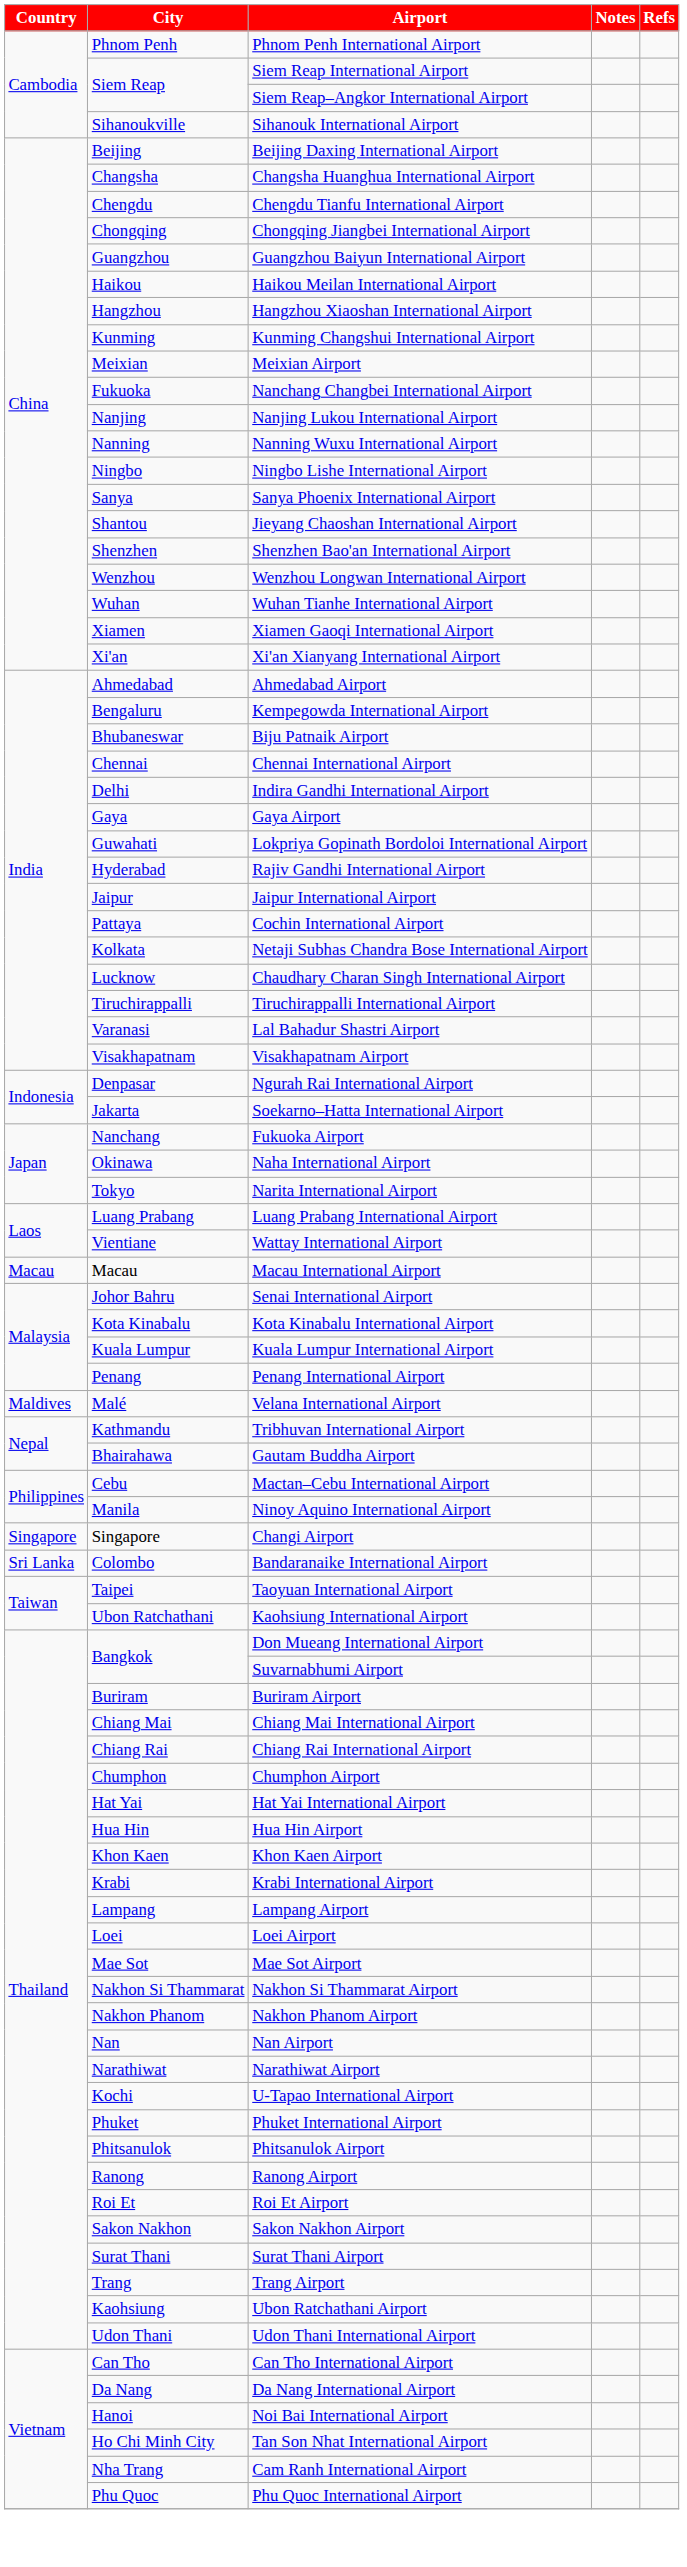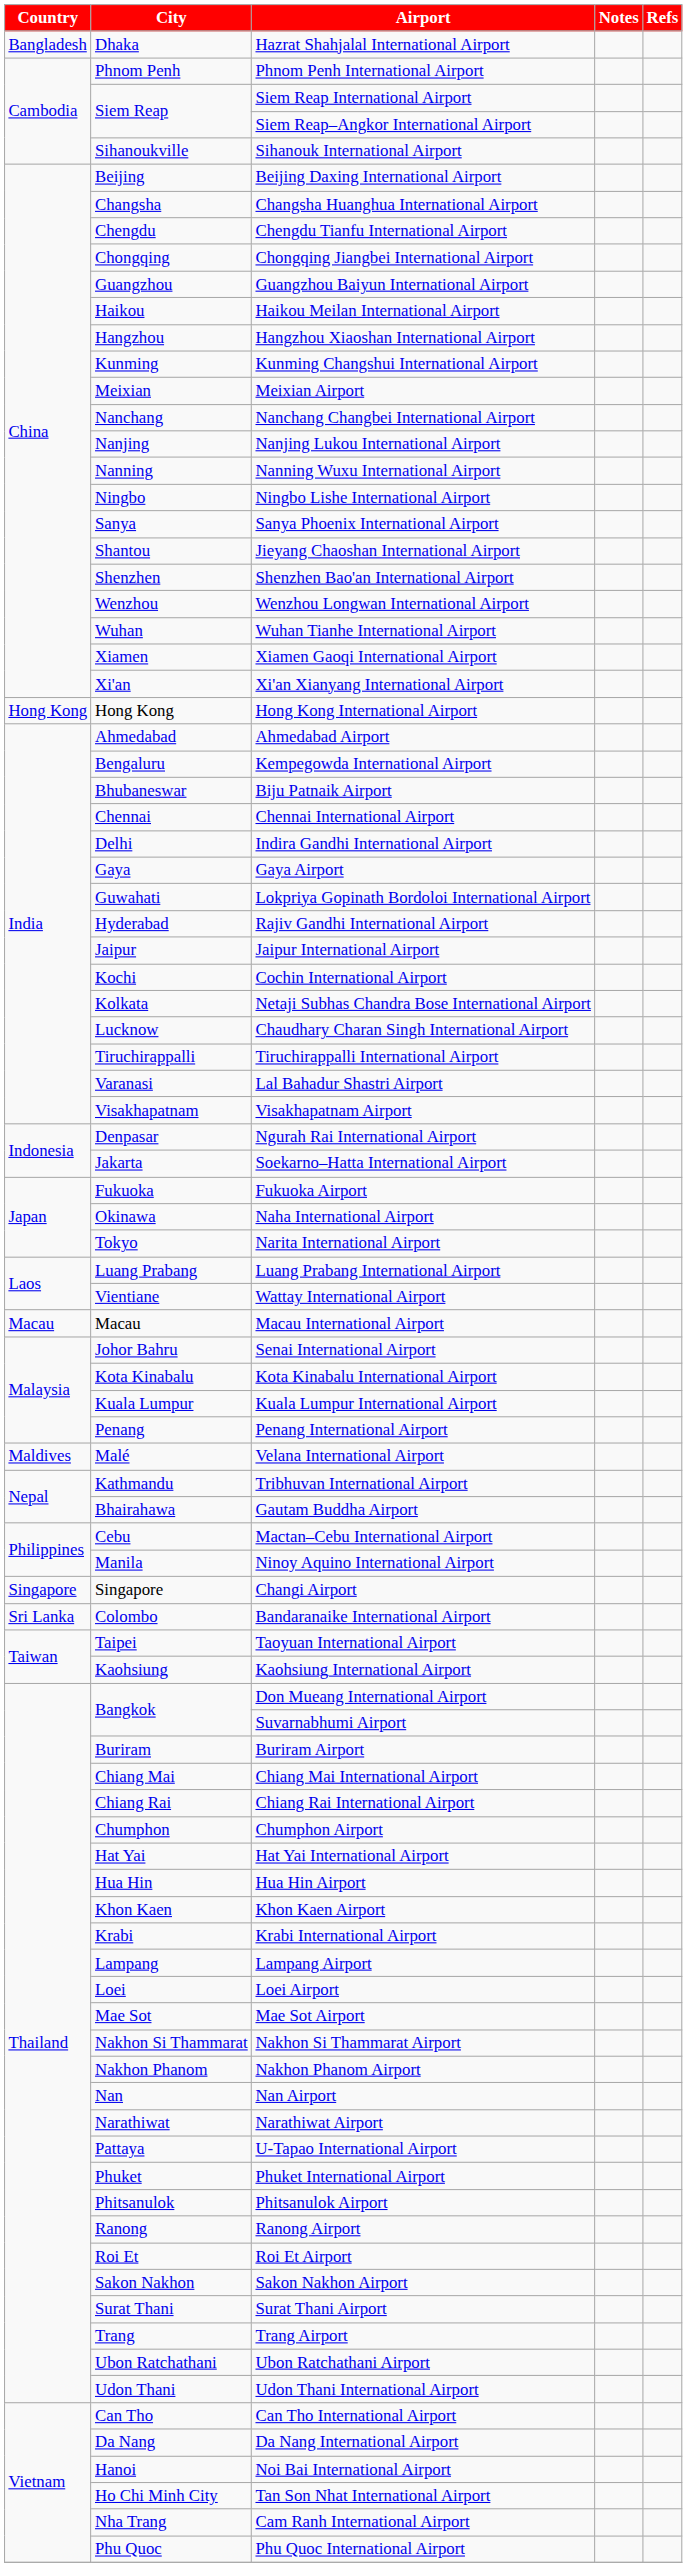+ row: (383, 44)
(121, 390) Fukuoka -> (129, 417) Nanchang
+ row: (366, 710)
(116, 923) Pattaya -> (116, 976) Kochi
(126, 1136) Nanchang -> (124, 1190) Fukuoka
(153, 1616) Ubon Ratchathani -> (131, 1669) Kaohsiung
(112, 2096) Kochi -> (120, 2149) Pattaya
(128, 2309) Kaohsiung -> (156, 2362) Ubon Ratchathani
